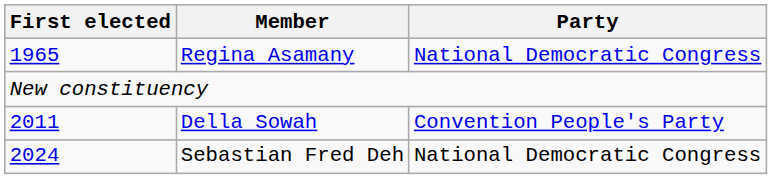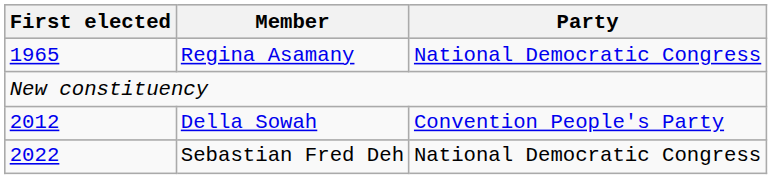(35, 123) 2011 -> (35, 123) 2012
(35, 156) 2024 -> (35, 156) 2022
